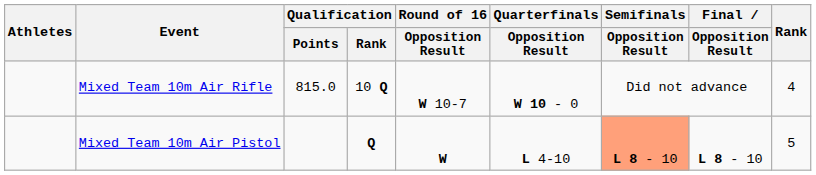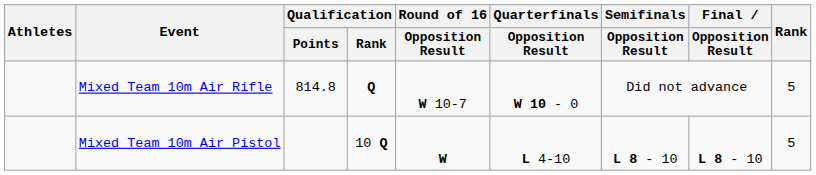(316, 88) 815.0 -> (316, 88) 814.8
(371, 88) 10 Q -> (371, 88) Q
(791, 88) 4 -> (791, 88) 5
(371, 143) Q -> (371, 143) 10 Q
(645, 159) lightsalmon background -> (645, 159) no background
